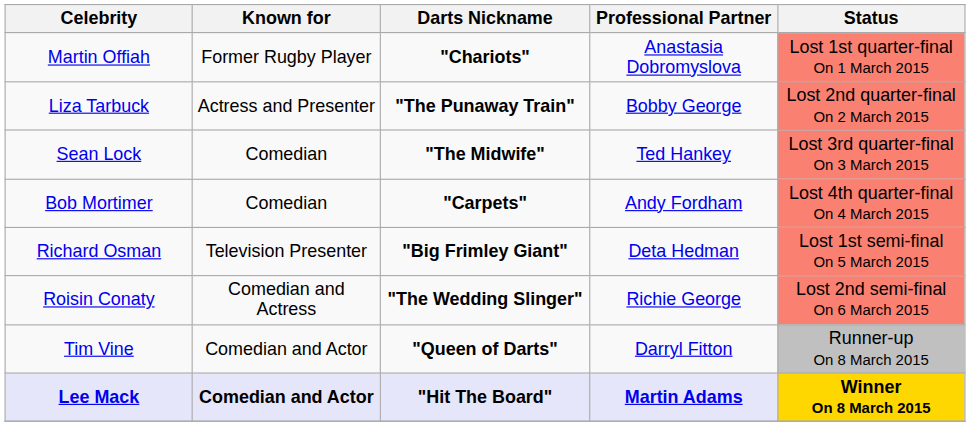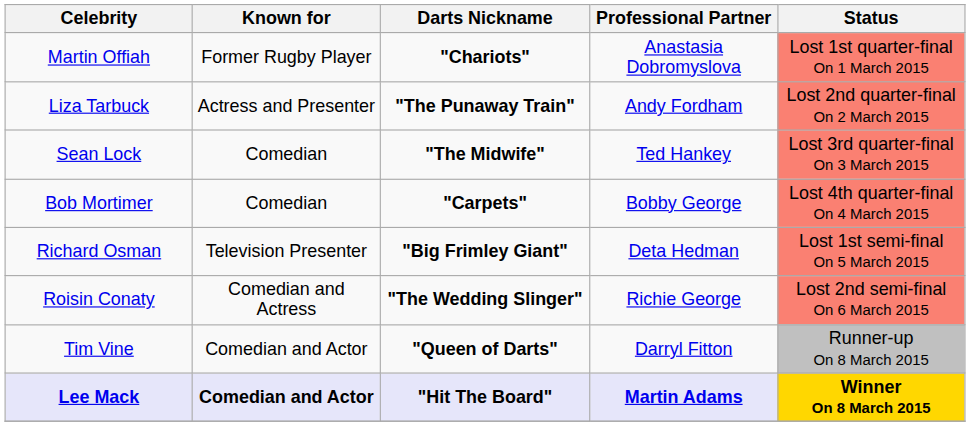(684, 105) Bobby George -> (684, 105) Andy Fordham
(684, 202) Andy Fordham -> (684, 202) Bobby George
